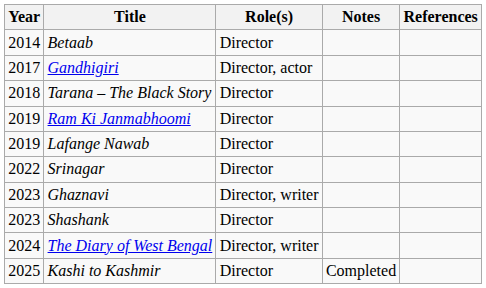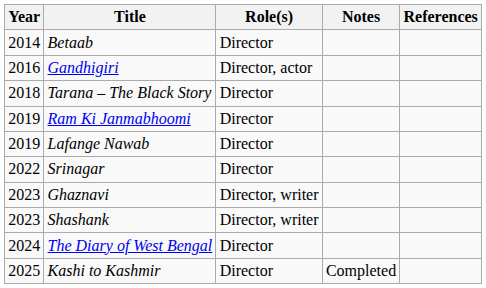(24, 67) 2017 -> (24, 67) 2016
(246, 220) Director -> (269, 220) Director, writer
(269, 245) Director, writer -> (246, 245) Director
